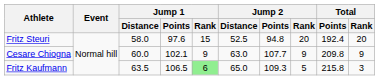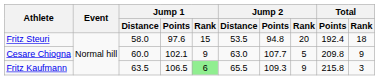(239, 40) 52.5 -> (239, 40) 53.5
(361, 40) 20 -> (361, 40) 18
(304, 54) 9 -> (304, 54) 5
(239, 68) 65.0 -> (239, 68) 65.5
(304, 68) 5 -> (304, 68) 9
